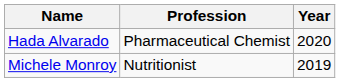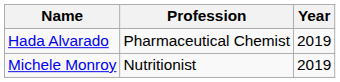(314, 41) 2020 -> (314, 41) 2019
